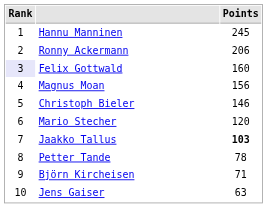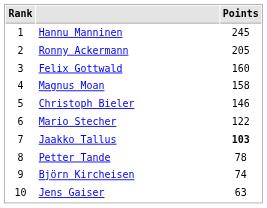(241, 51) 206 -> (241, 51) 205
(20, 69) lavender background -> (20, 69) no background
(241, 86) 156 -> (241, 86) 158
(241, 122) 120 -> (241, 122) 122
(241, 175) 71 -> (241, 175) 74
